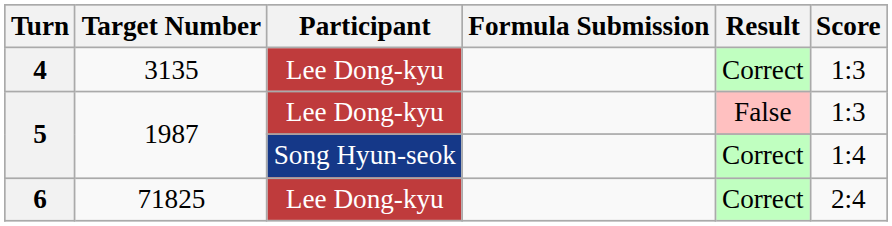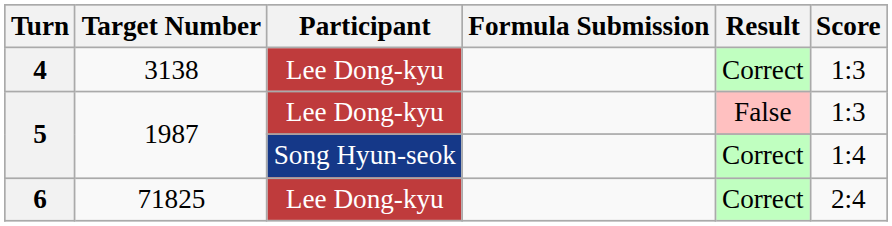(171, 69) 3135 -> (171, 69) 3138
